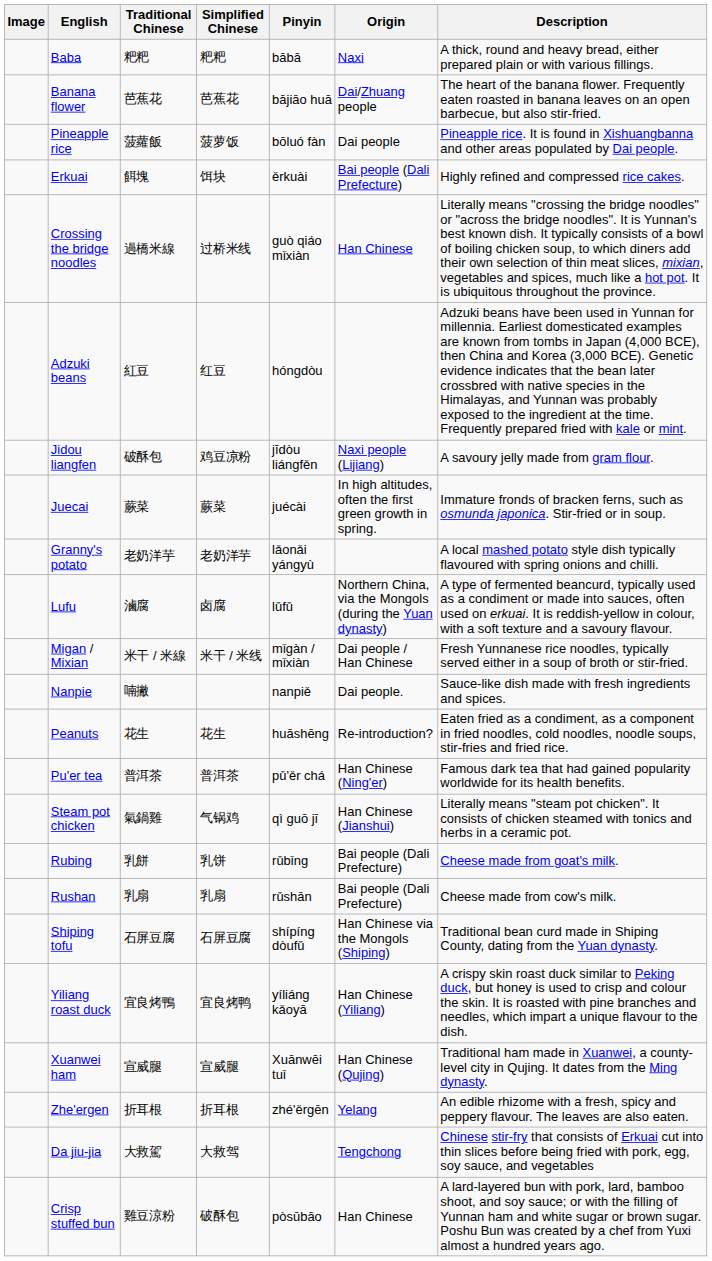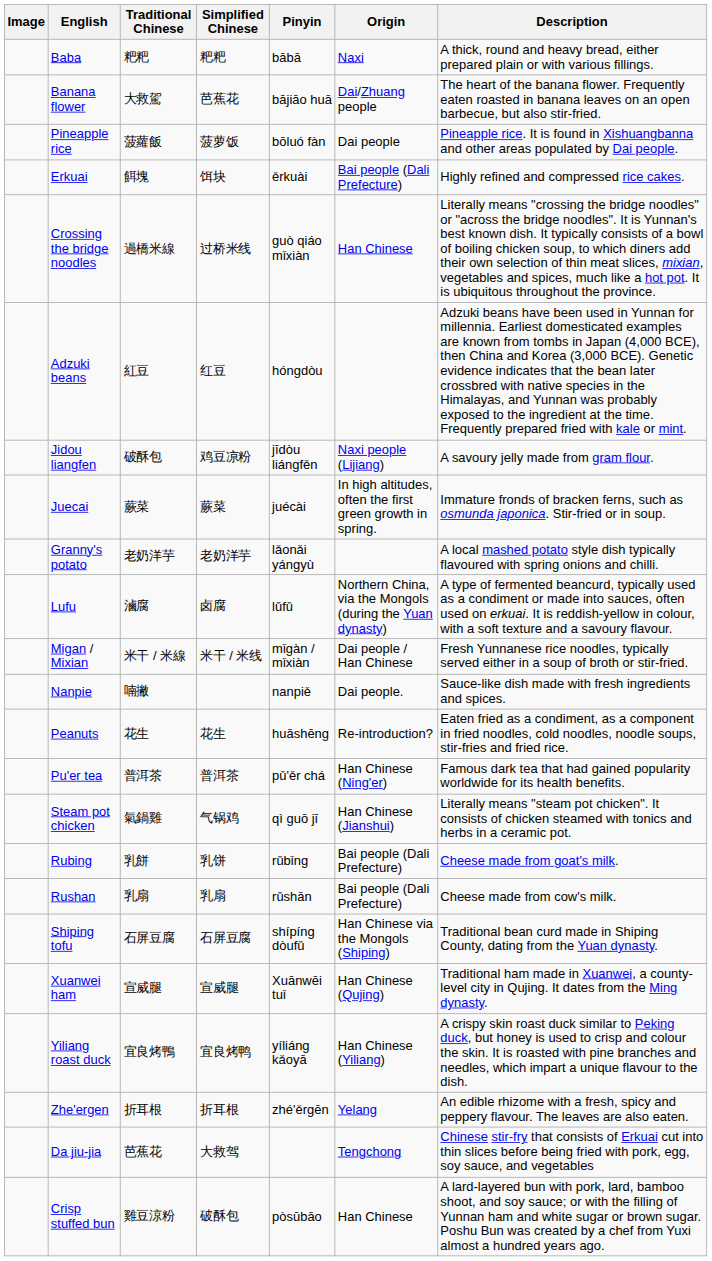(143, 99) 芭蕉花 -> (143, 99) 大救駕
rows swapped: (76, 1067) <-> (81, 1003)
(143, 1151) 大救駕 -> (143, 1151) 芭蕉花
